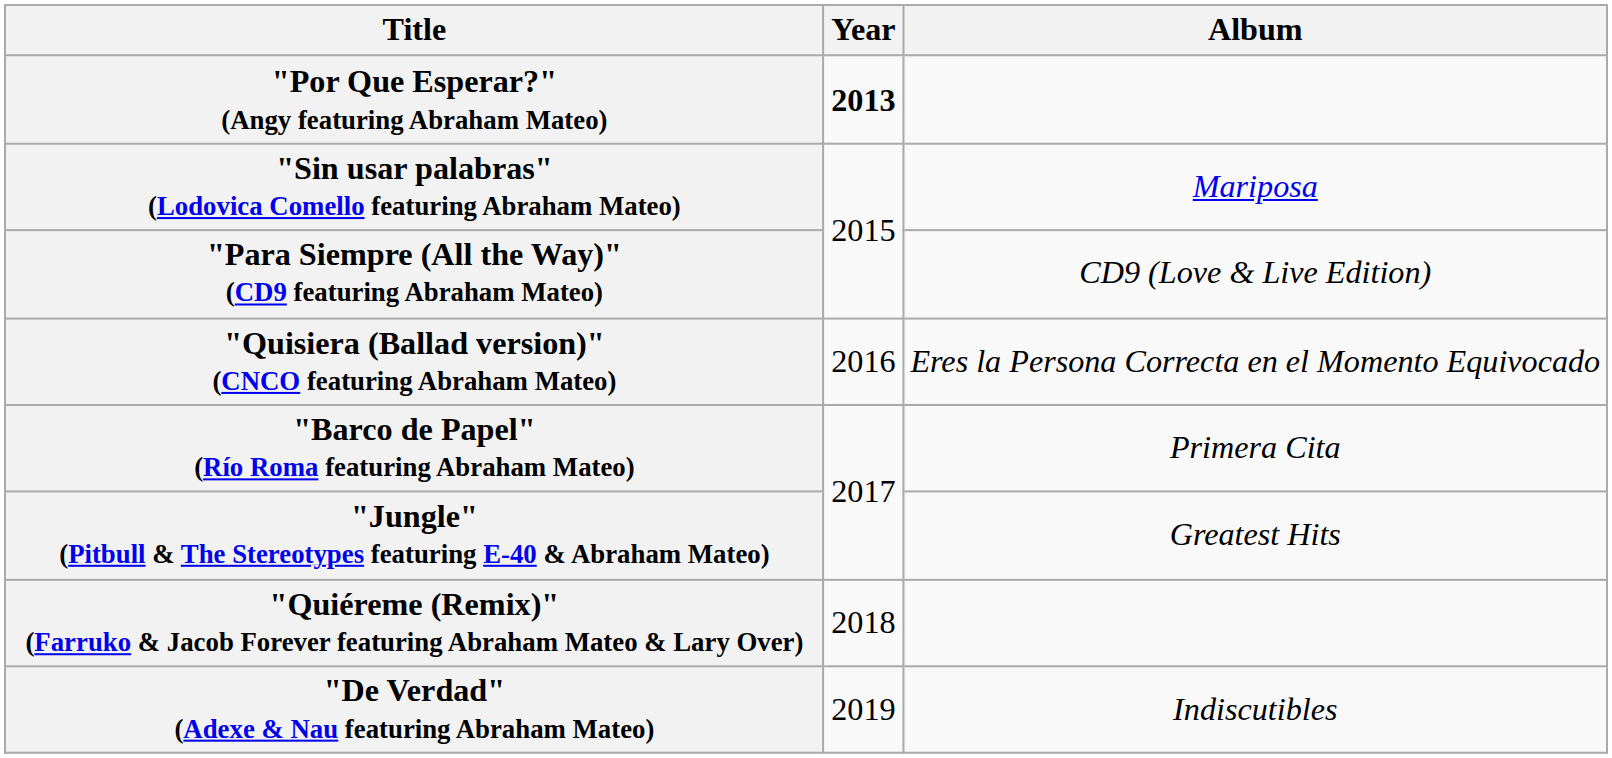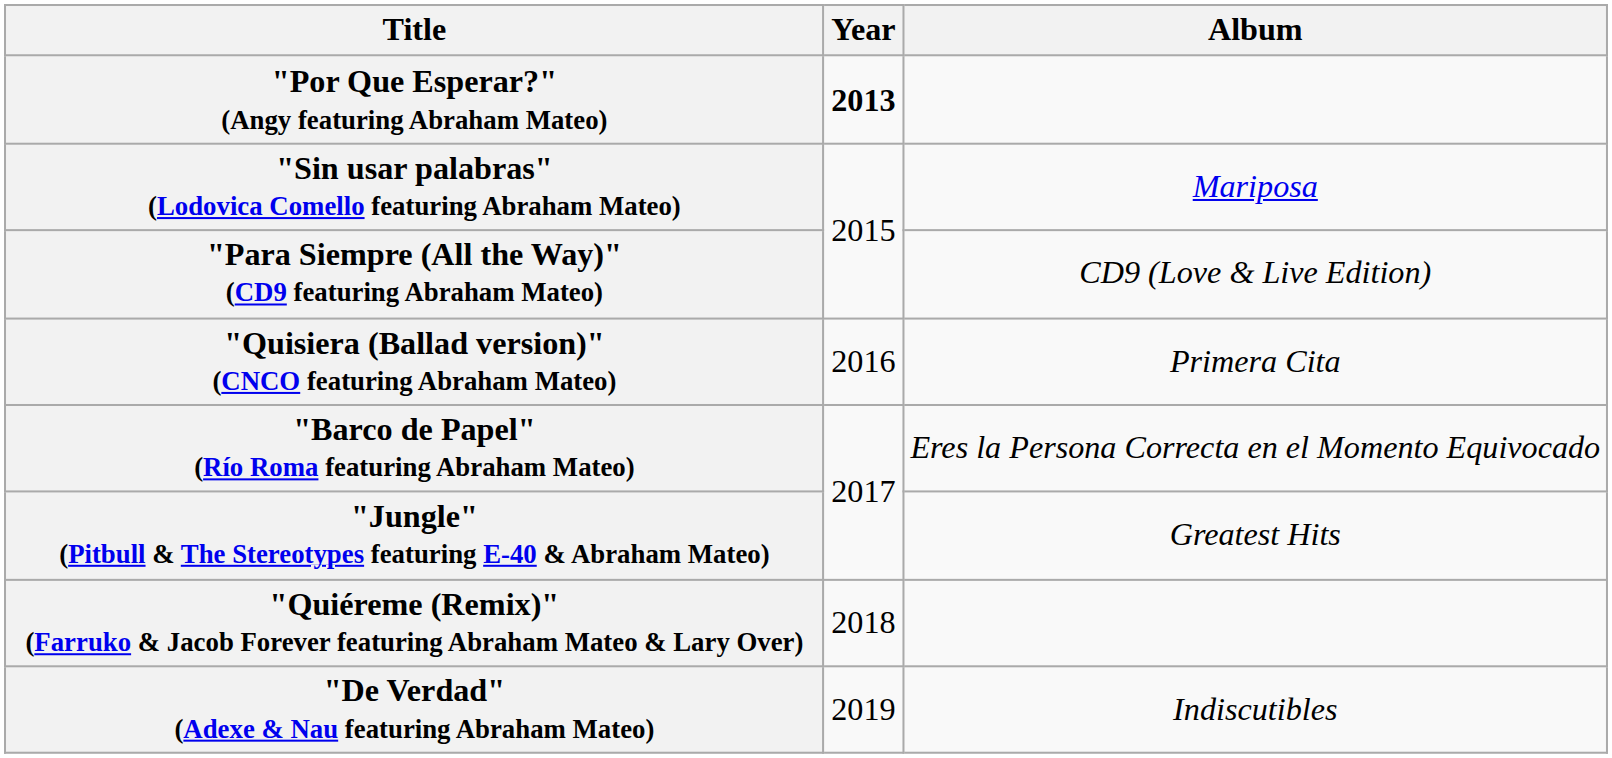(1255, 360) Eres la Persona Correcta en el Momento Equivocado -> (1255, 360) Primera Cita
(1255, 447) Primera Cita -> (1255, 447) Eres la Persona Correcta en el Momento Equivocado
